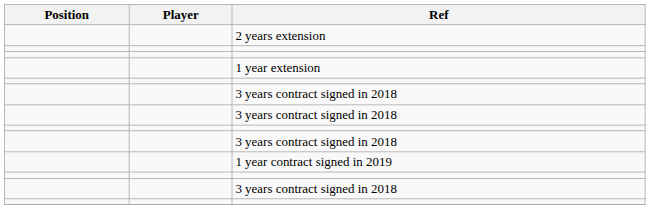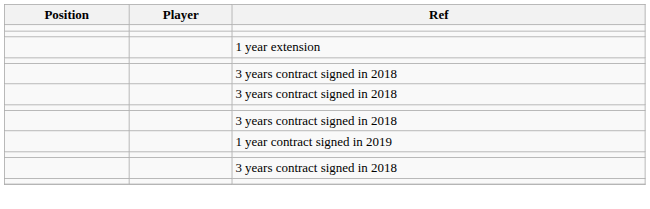- row: (67, 35)
